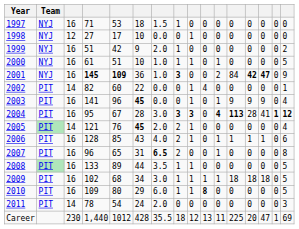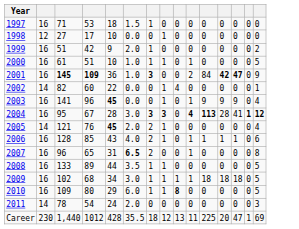- column: (51, 11)
